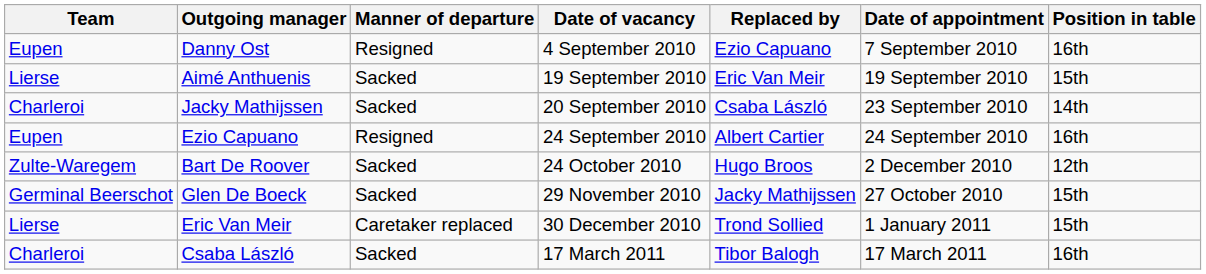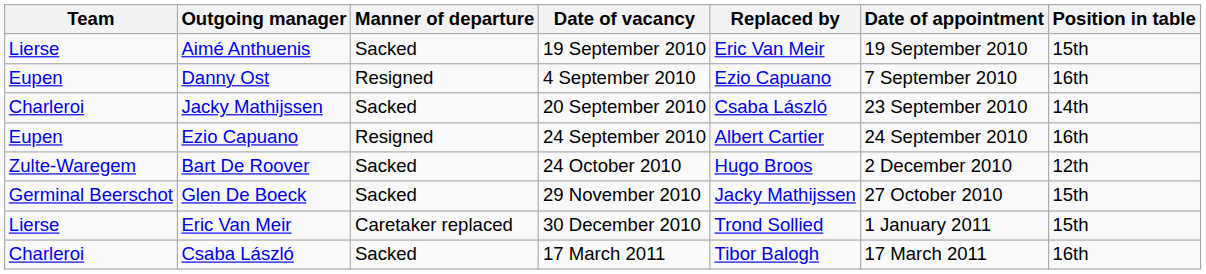rows swapped: (225, 48) <-> (246, 78)
